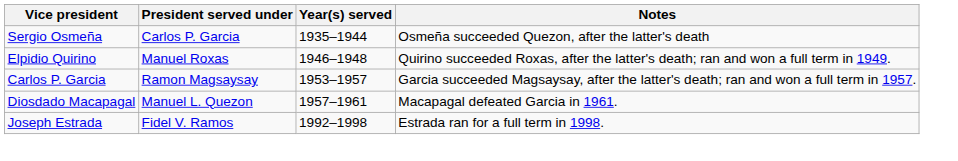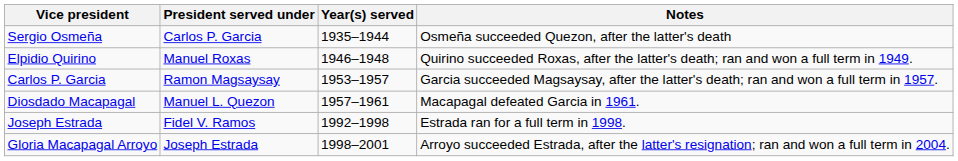+ row: (82, 144)
